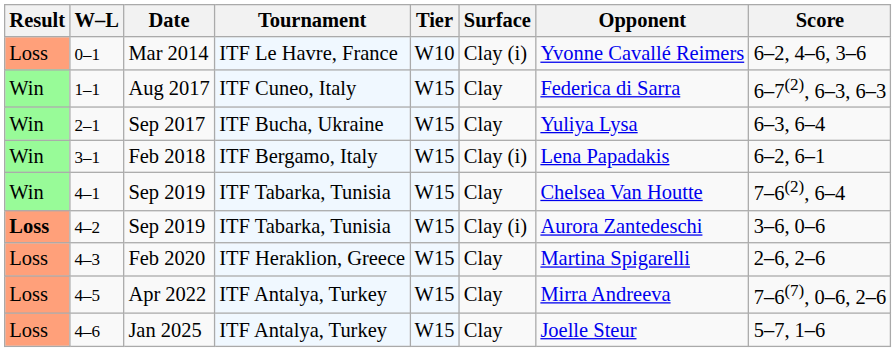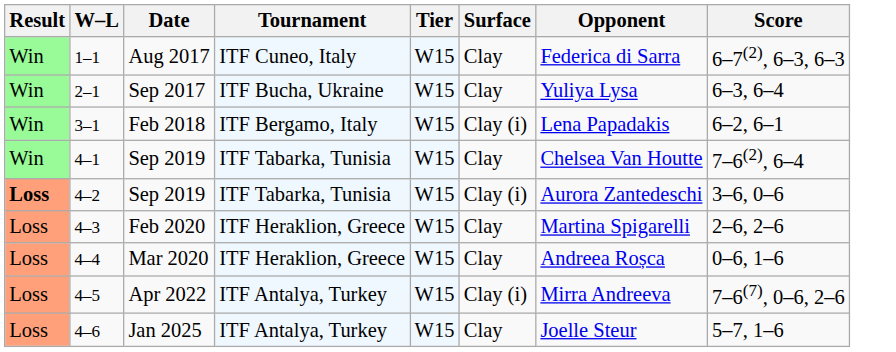- row: (87, 54)
+ row: (87, 260)
(483, 294) Clay -> (495, 294) Clay (i)
